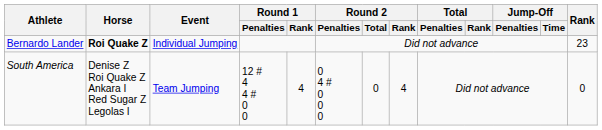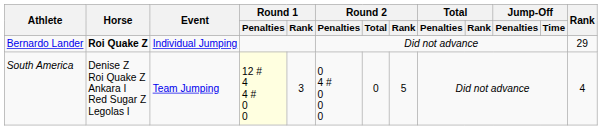(582, 44) 23 -> (582, 44) 29
(252, 94) no background -> (252, 94) lightyellow background
(301, 89) 4 -> (301, 89) 3
(404, 89) 4 -> (404, 89) 5
(582, 89) 0 -> (582, 89) 4
